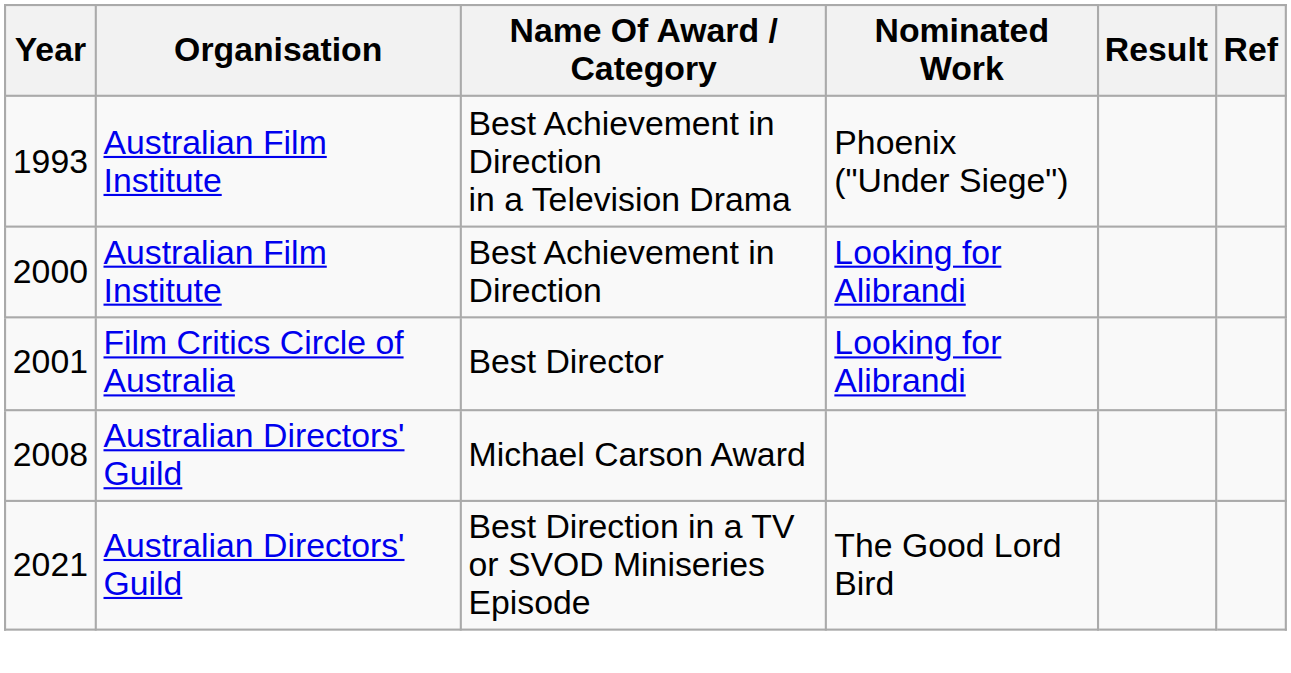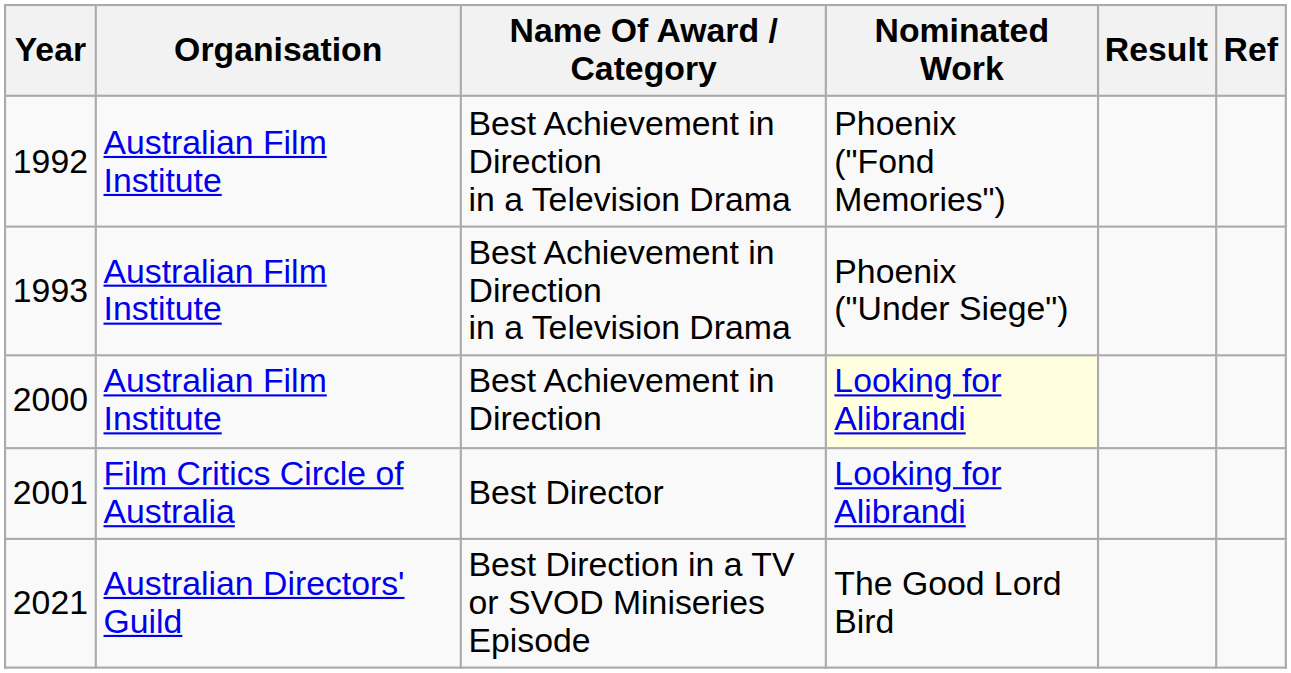+ row: (50, 160)
(918, 271) no background -> (918, 400) lightyellow background
- row: (50, 454)
